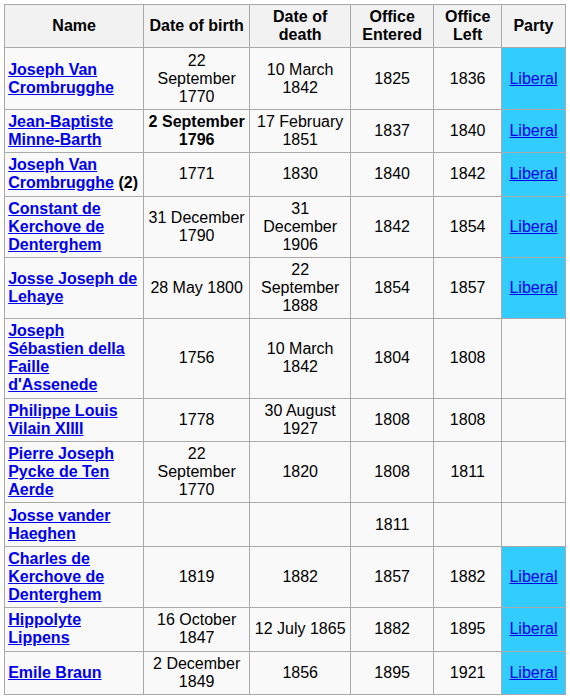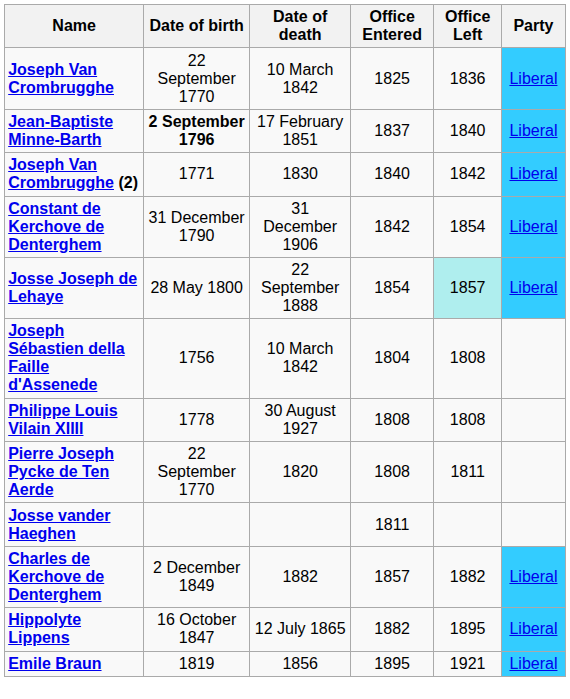(468, 288) no background -> (468, 288) paleturquoise background
(197, 576) 1819 -> (197, 576) 2 December 1849
(197, 672) 2 December 1849 -> (197, 663) 1819
